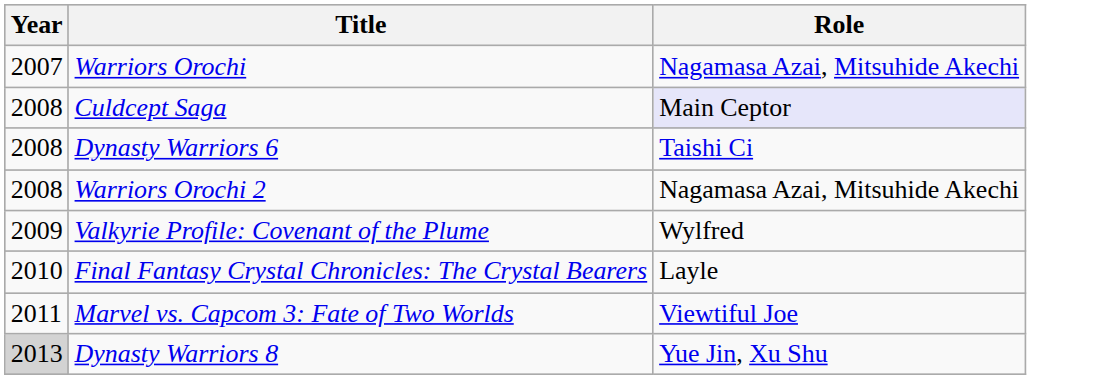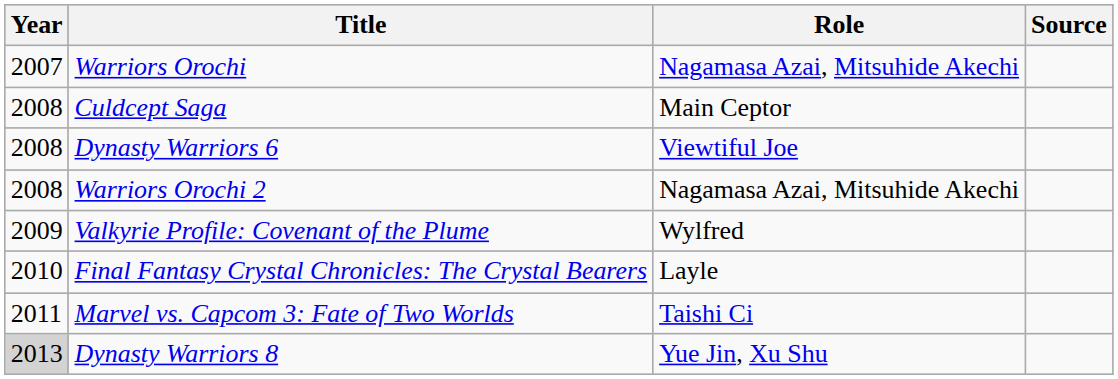+ column: (1069, 25)
(725, 107) lavender background -> (725, 107) no background
(706, 148) Taishi Ci -> (729, 148) Viewtiful Joe
(729, 312) Viewtiful Joe -> (706, 312) Taishi Ci
